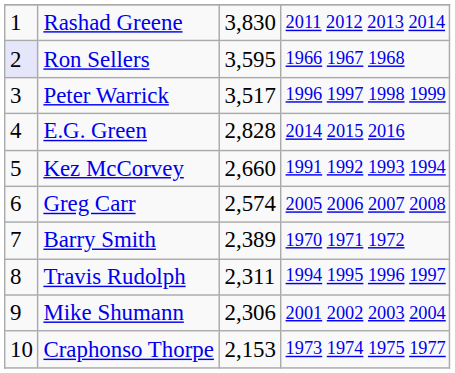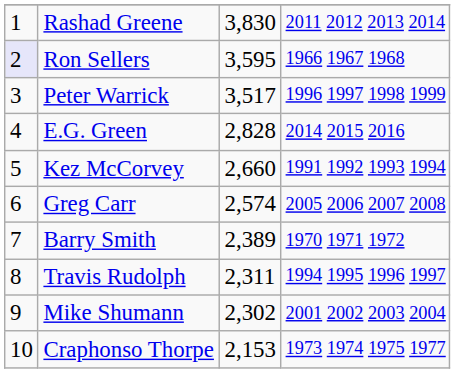(250, 312) 2,306 -> (250, 312) 2,302
